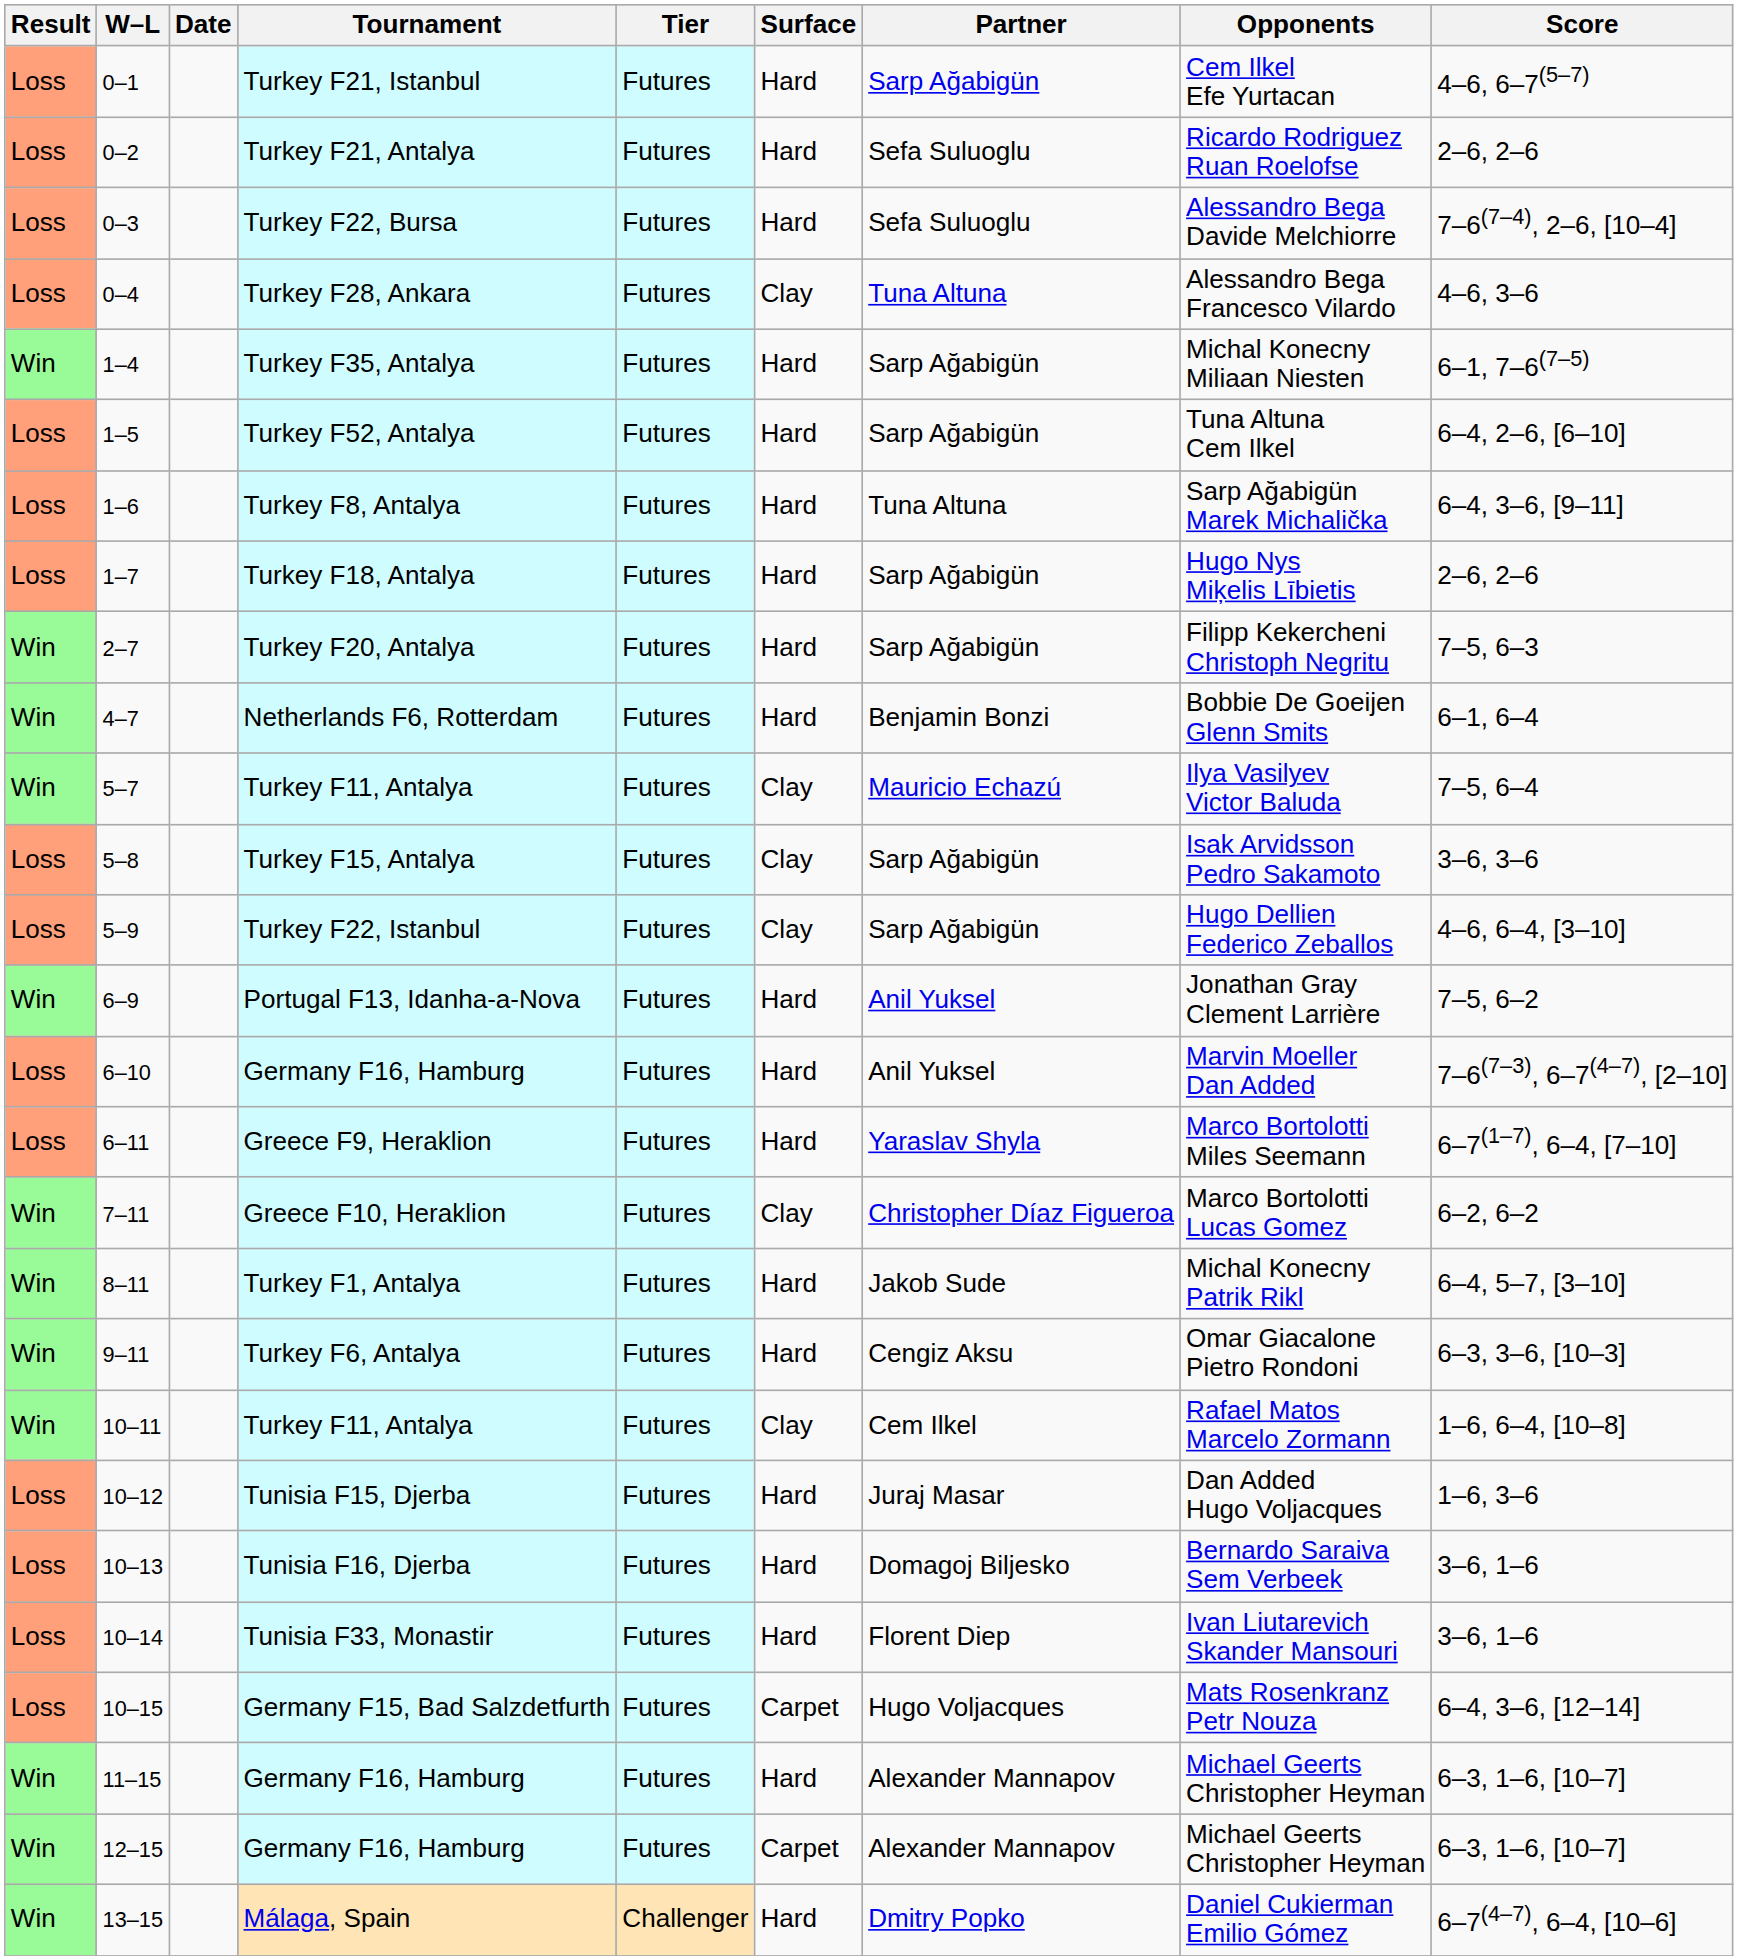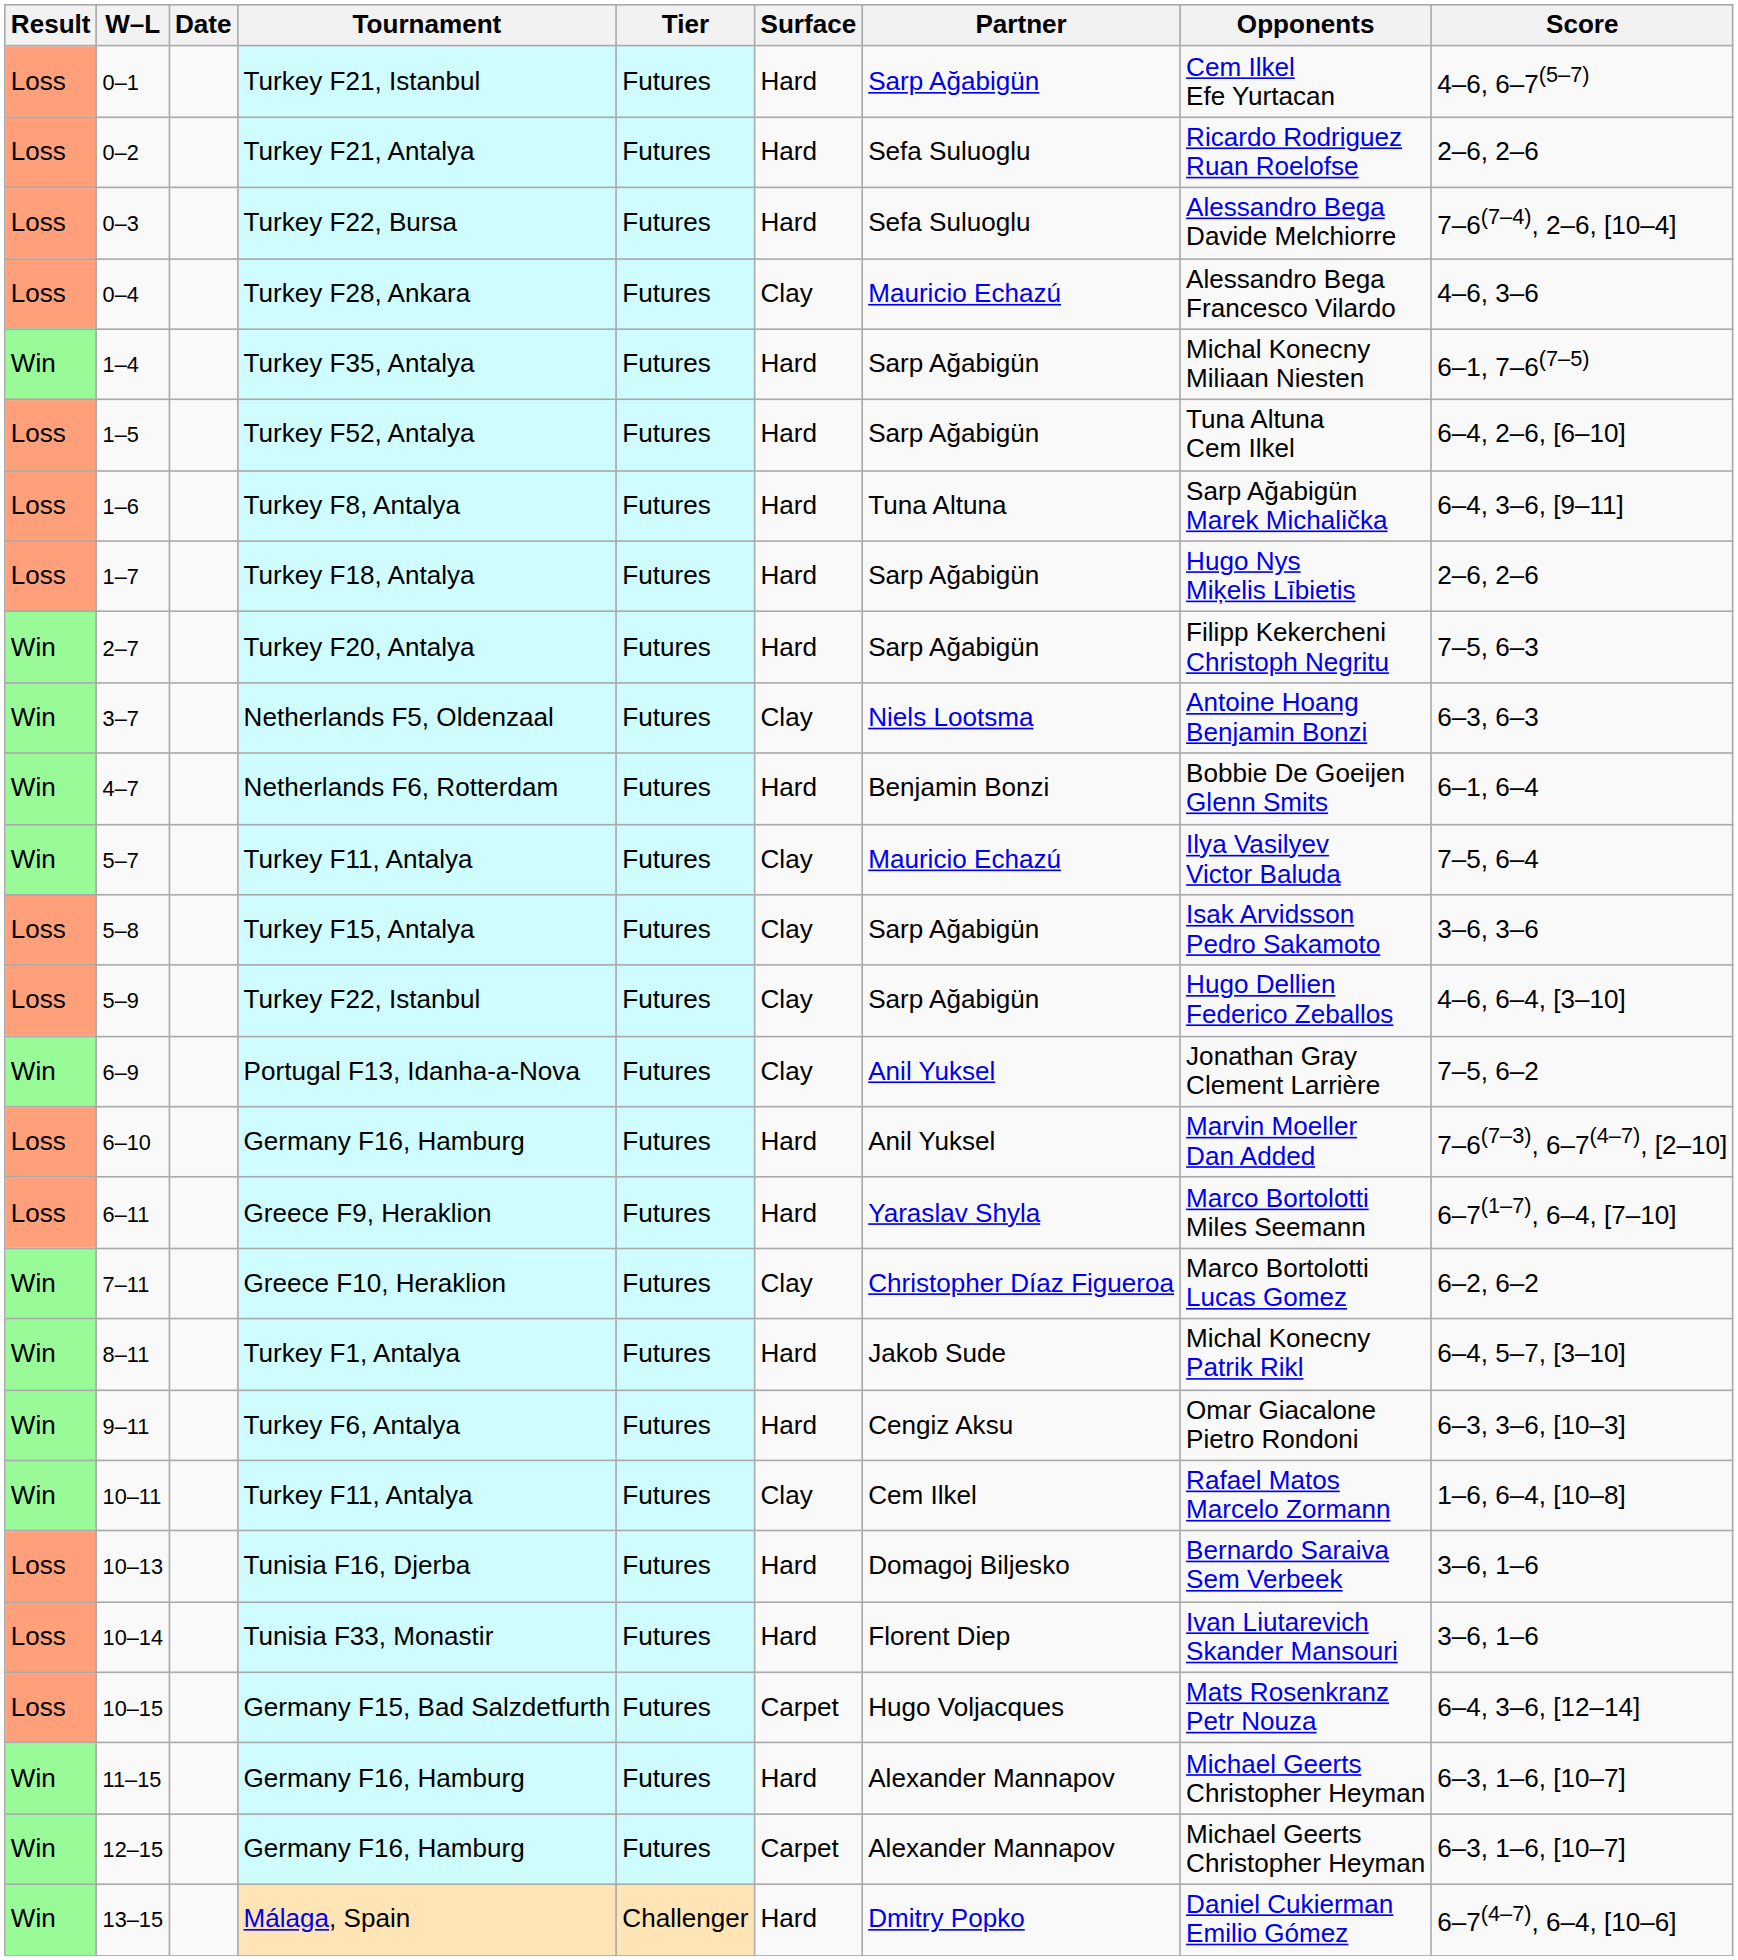(937, 293) Tuna Altuna -> (965, 293) Mauricio Echazú
+ row: (121, 719)
(789, 1000) Hard -> (787, 1071) Clay
- row: (133, 1496)
